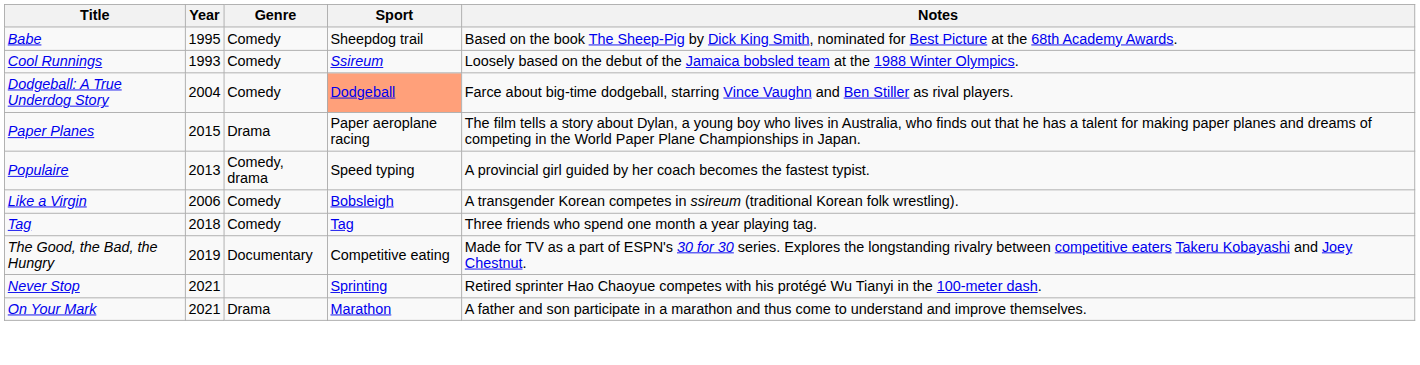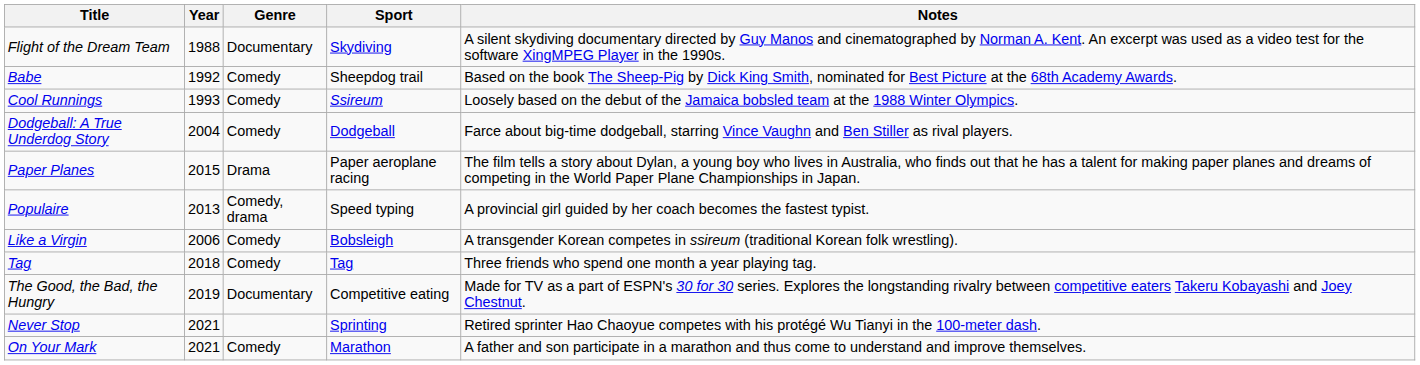+ row: (89, 46)
(204, 38) 1995 -> (204, 77) 1992
(363, 92) lightsalmon background -> (362, 131) no background
(249, 309) Drama -> (254, 348) Comedy
